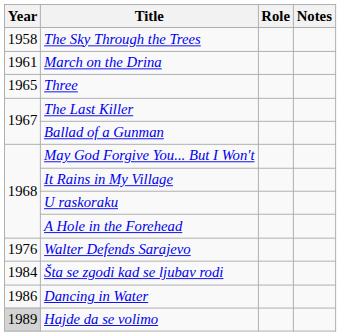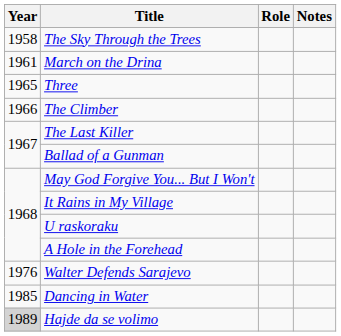+ row: (81, 109)
- row: (134, 272)
(23, 296) 1986 -> (23, 296) 1985
